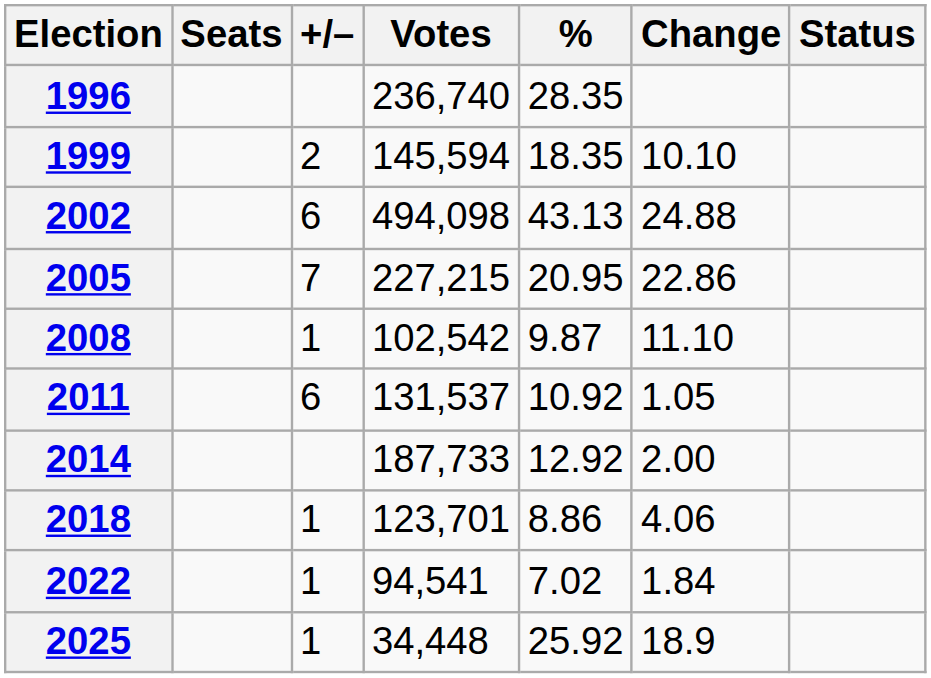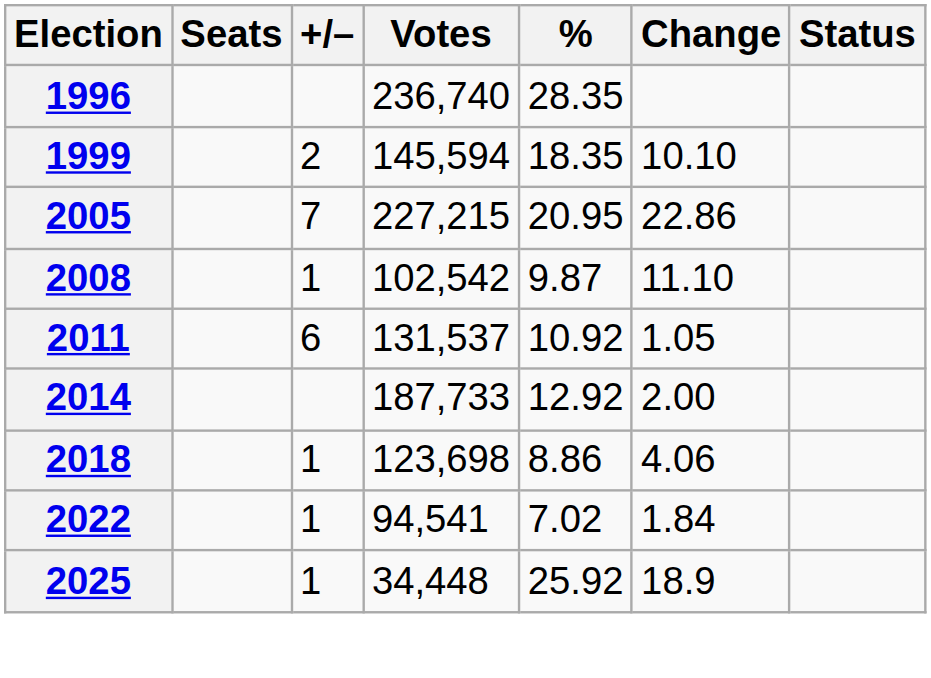- row: (88, 216)
(441, 519) 123,701 -> (441, 459) 123,698
